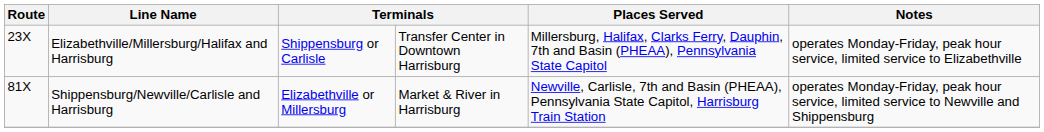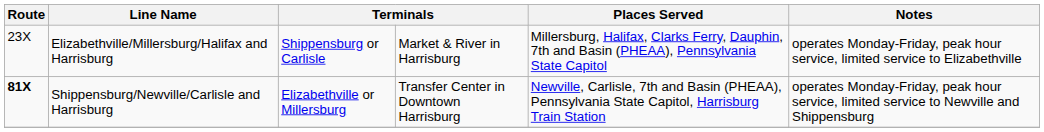(452, 51) Transfer Center in Downtown Harrisburg -> (449, 51) Market & River in Harrisburg
(26, 87) normal -> (26, 87) bold
(449, 101) Market & River in Harrisburg -> (452, 101) Transfer Center in Downtown Harrisburg
